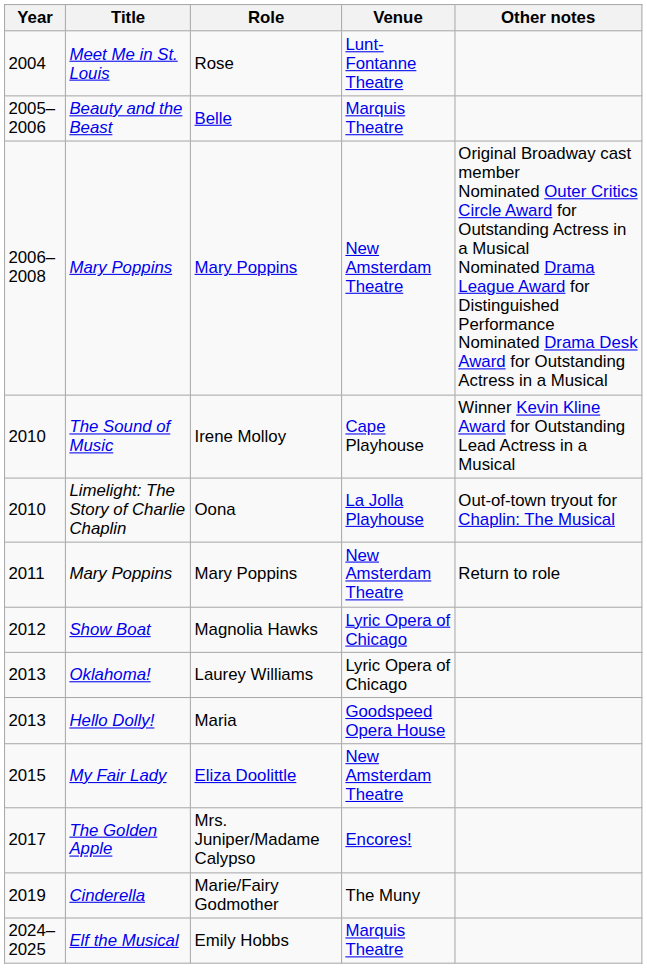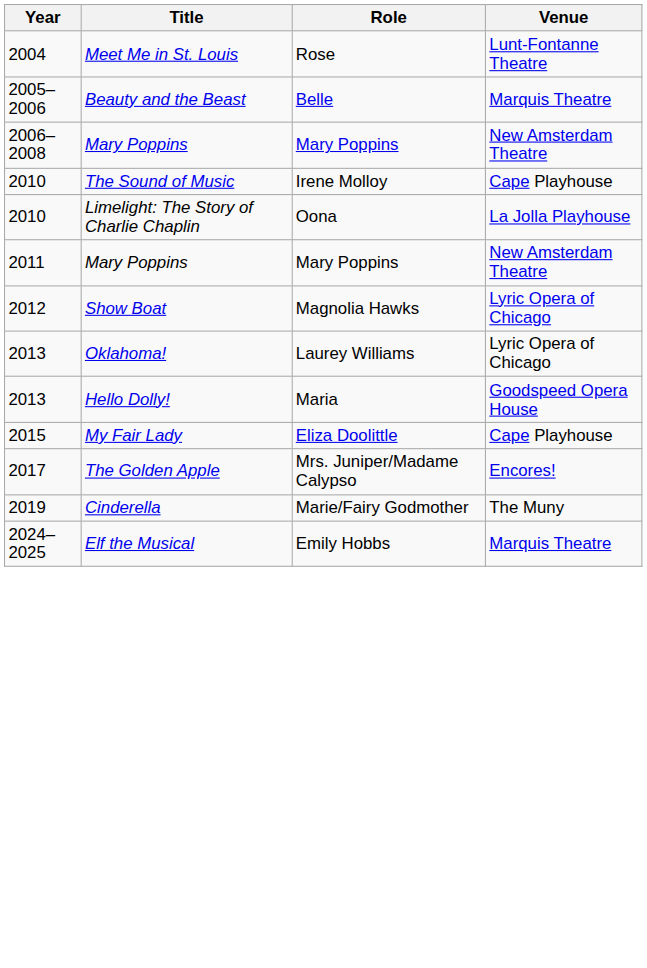- column: (548, 17)
(388, 775) New Amsterdam Theatre -> (551, 435) Cape Playhouse
